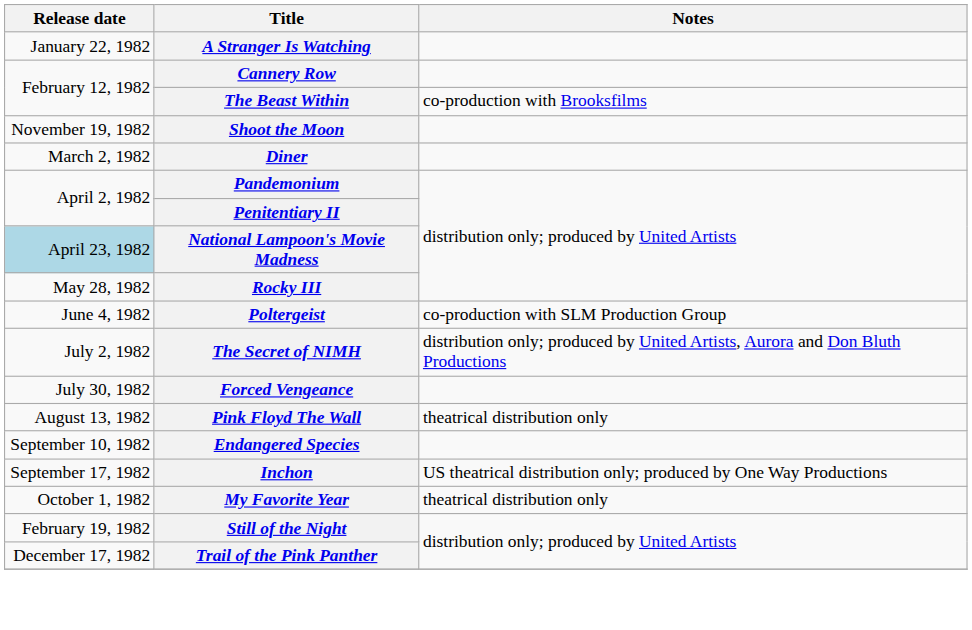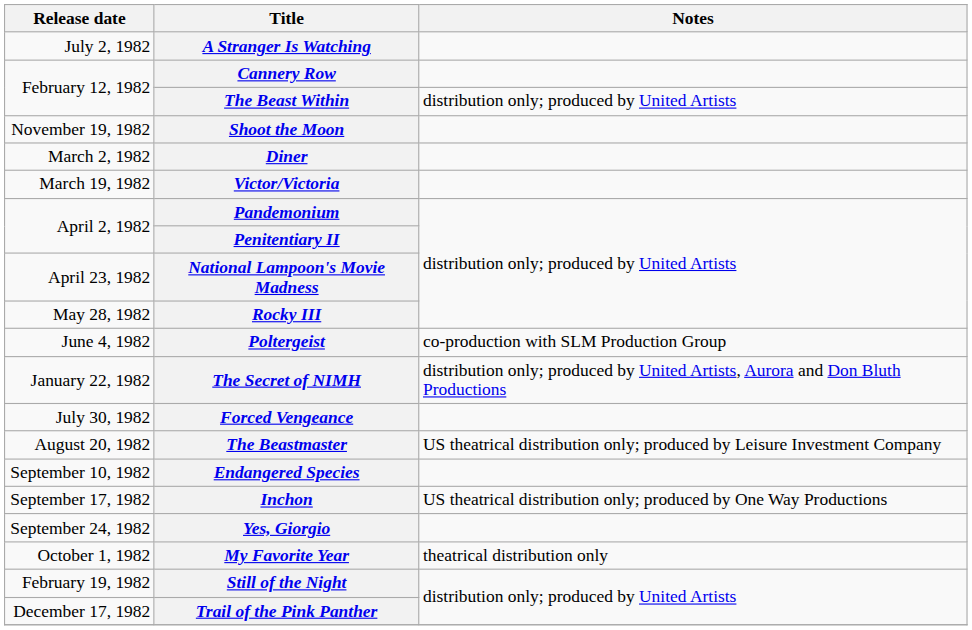(90, 45) January 22, 1982 -> (107, 45) July 2, 1982
(535, 101) co-production with Brooksfilms -> (580, 101) distribution only; produced by United Artists
+ row: (287, 184)
(99, 249) lightblue background -> (99, 277) no background
(107, 352) July 2, 1982 -> (90, 379) January 22, 1982
- row: (287, 417)
+ row: (287, 444)
+ row: (287, 527)
